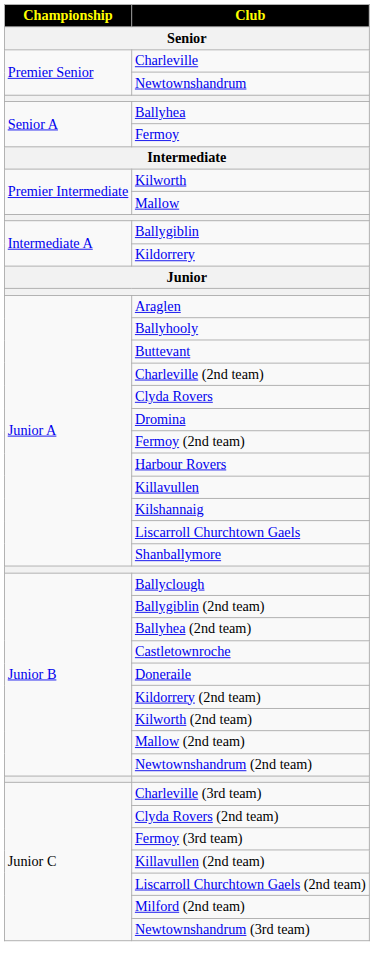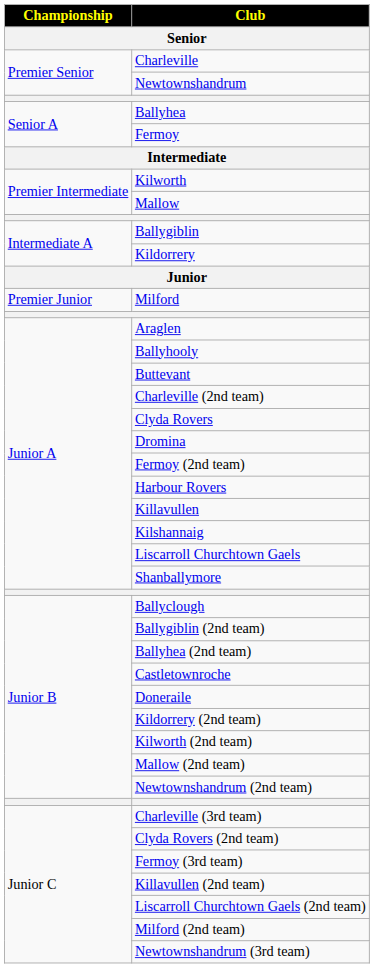+ row: (157, 299)
